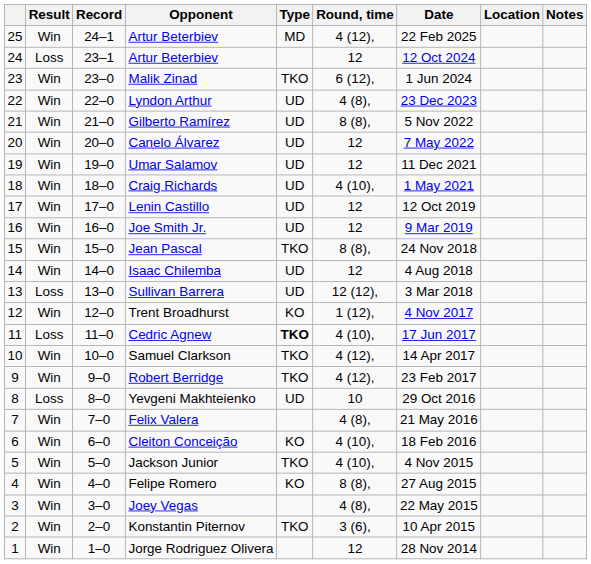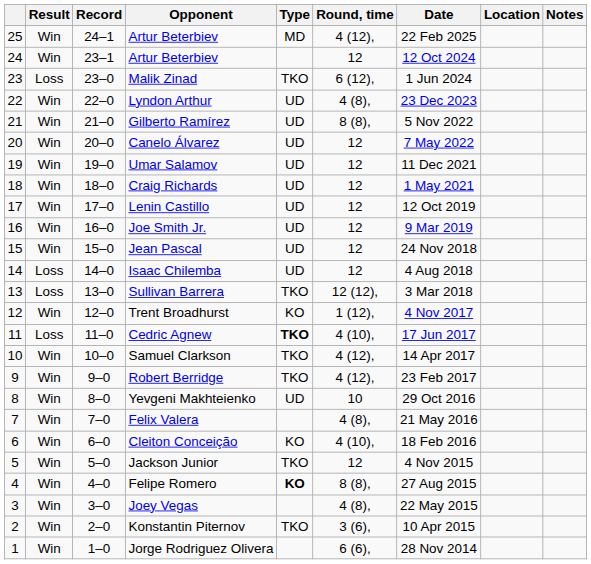(49, 57) Loss -> (49, 57) Win
(49, 79) Win -> (49, 79) Loss
(355, 185) 4 (10), -> (355, 185) 12
(295, 249) TKO -> (295, 249) UD
(355, 249) 8 (8), -> (355, 249) 12
(49, 270) Win -> (49, 270) Loss
(295, 292) UD -> (295, 292) TKO
(49, 398) Loss -> (49, 398) Win
(355, 462) 4 (10), -> (355, 462) 12
(295, 484) normal -> (295, 484) bold
(355, 548) 12 -> (355, 548) 6 (6),
